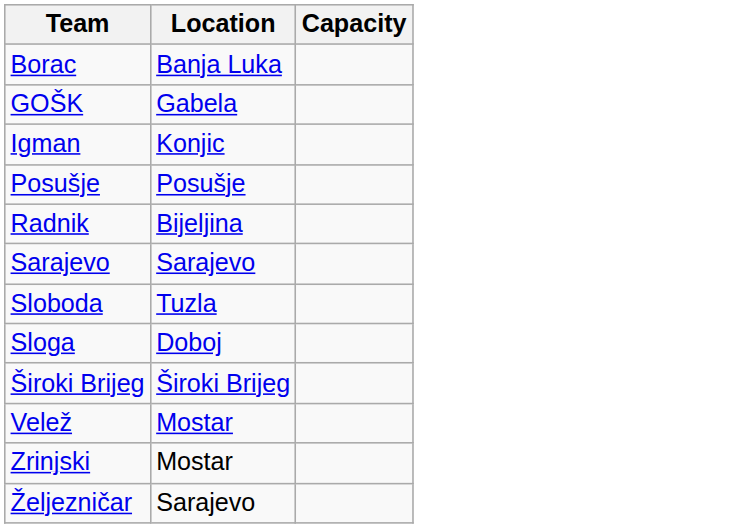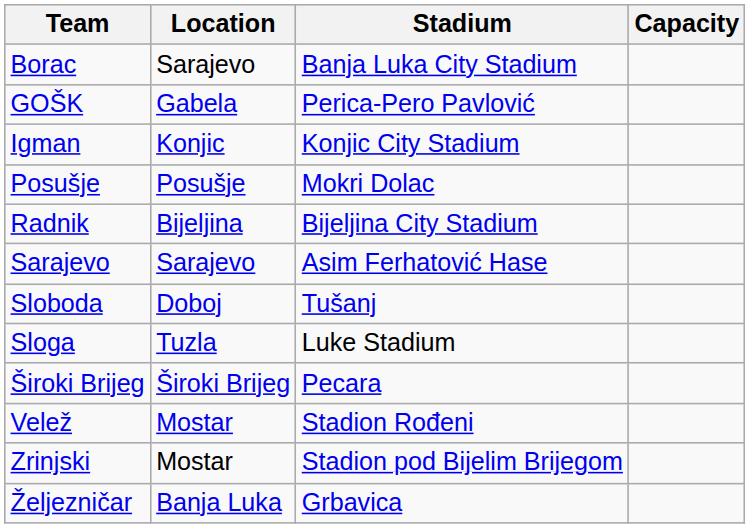+ column: (462, 24)
(219, 64) Banja Luka -> (206, 64) Sarajevo
(186, 303) Tuzla -> (189, 303) Doboj
(189, 343) Doboj -> (186, 343) Tuzla
(206, 502) Sarajevo -> (219, 502) Banja Luka
